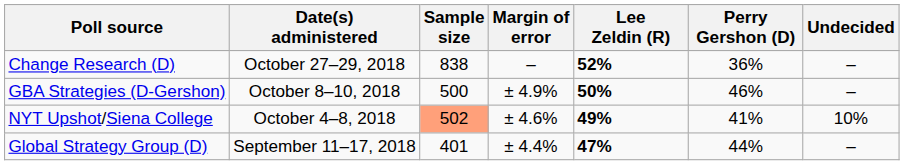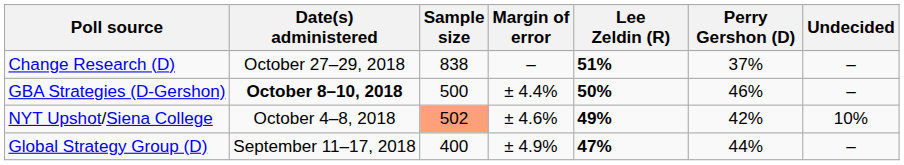(595, 64) 52% -> (595, 64) 51%
(746, 64) 36% -> (746, 64) 37%
(325, 91) normal -> (325, 91) bold
(531, 91) ± 4.9% -> (531, 91) ± 4.4%
(746, 118) 41% -> (746, 118) 42%
(454, 145) 401 -> (454, 145) 400
(531, 145) ± 4.4% -> (531, 145) ± 4.9%
